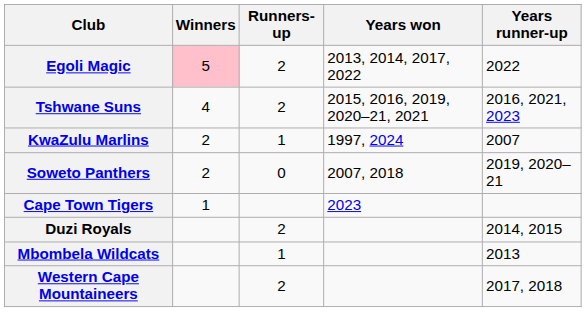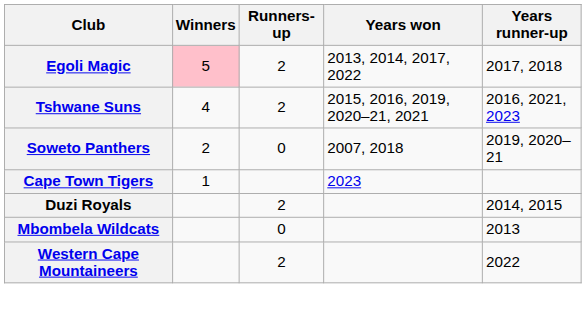(503, 66) 2022 -> (524, 66) 2017, 2018
- row: (88, 140)
(281, 253) 1 -> (281, 229) 0
(524, 286) 2017, 2018 -> (503, 262) 2022
